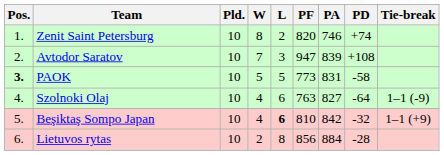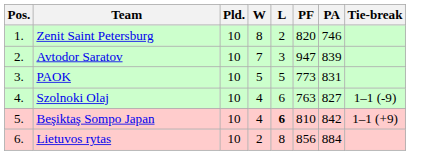- column: (361, 14)
(19, 77) bold -> (19, 77) normal
